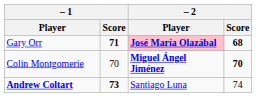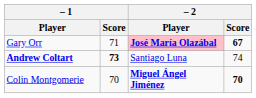(114, 43) bold -> (114, 43) normal
(238, 43) 68 -> (238, 43) 67
rows swapped: (45, 64) <-> (40, 85)
